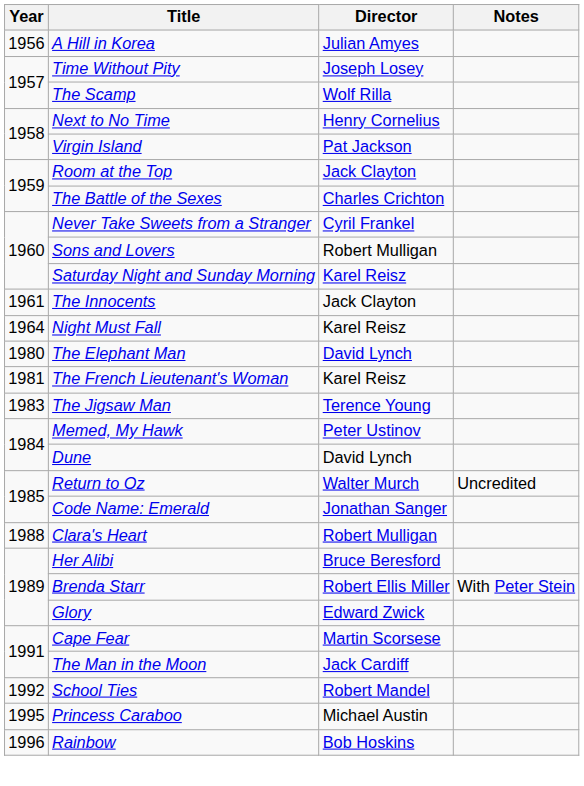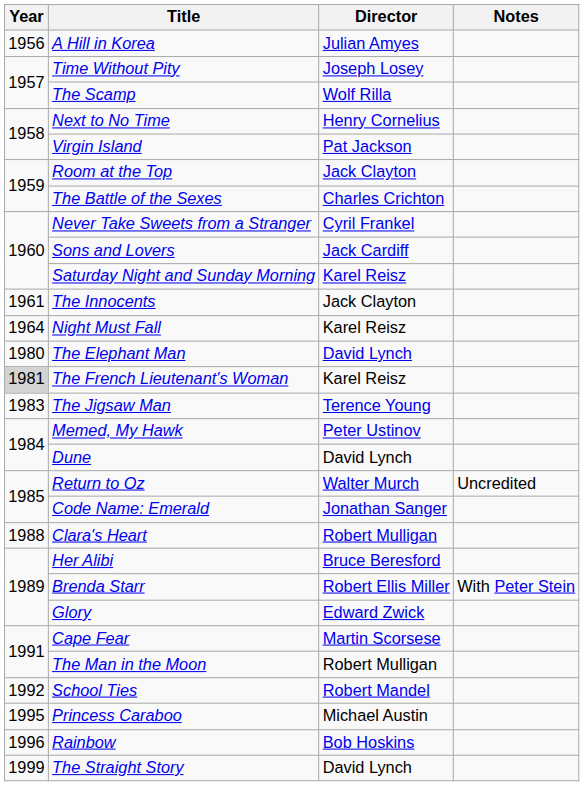(380, 250) Robert Mulligan -> (366, 250) Jack Cardiff
(26, 379) no background -> (26, 379) lightgrey background
(366, 664) Jack Cardiff -> (380, 664) Robert Mulligan
+ row: (118, 768)
